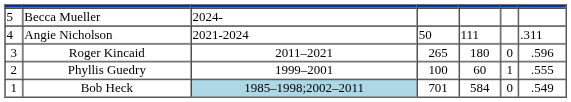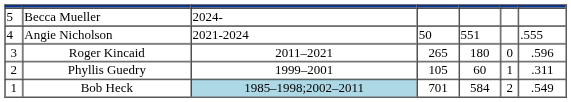(470, 34) 111 -> (470, 34) 551
(531, 34) .311 -> (532, 34) .555
(438, 70) 100 -> (438, 70) 105
(542, 70) .555 -> (542, 70) .311
(510, 88) 0 -> (510, 88) 2
